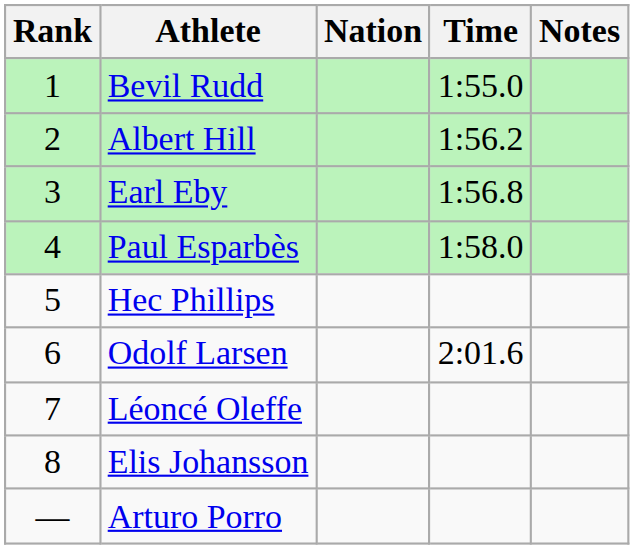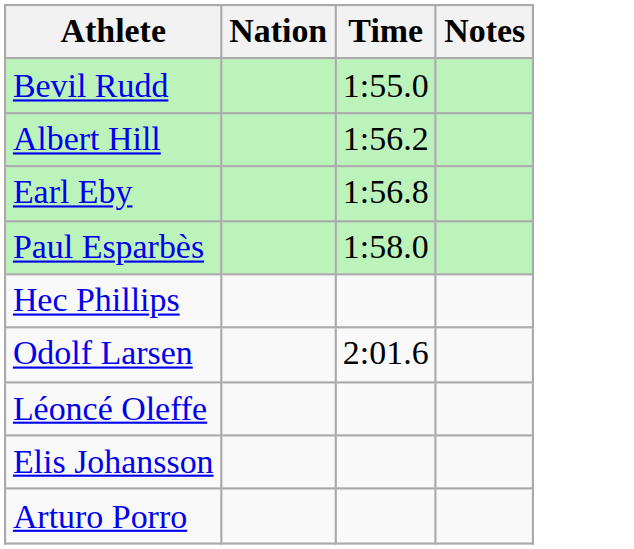- column: (52, 31)
